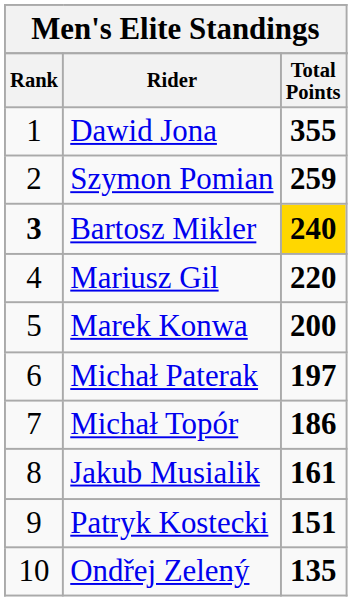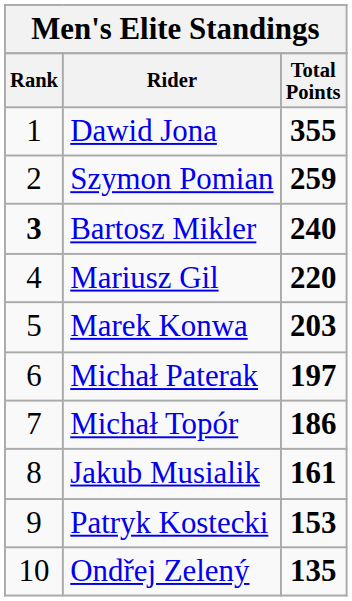(313, 228) gold background -> (313, 228) no background
(313, 326) 200 -> (313, 326) 203
(313, 522) 151 -> (313, 522) 153
